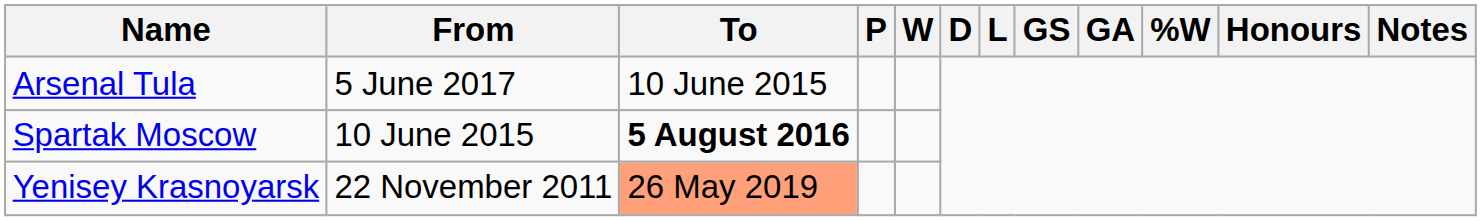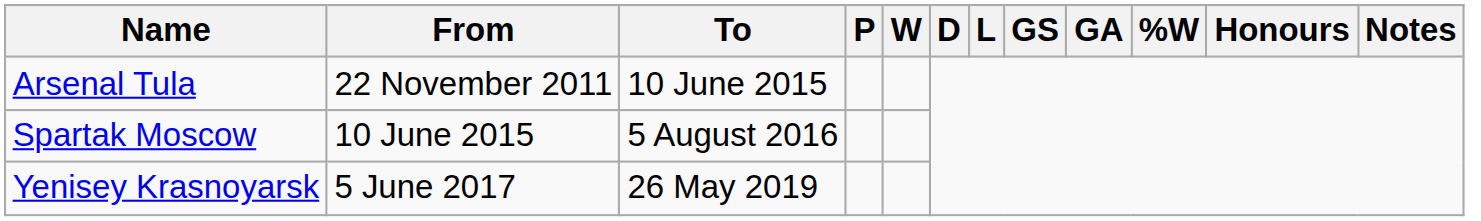(425, 82) 5 June 2017 -> (473, 82) 22 November 2011
(739, 135) bold -> (733, 135) normal
(473, 187) 22 November 2011 -> (425, 187) 5 June 2017
(723, 187) lightsalmon background -> (723, 187) no background
